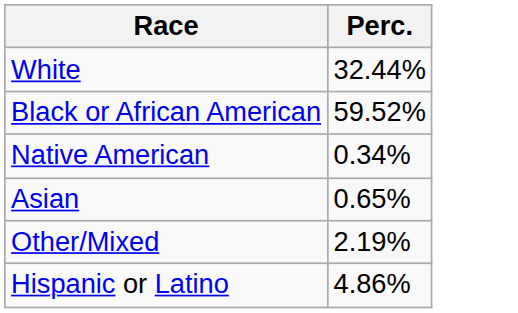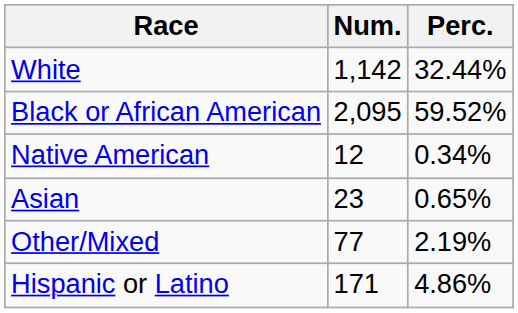+ column: (368, 26)
